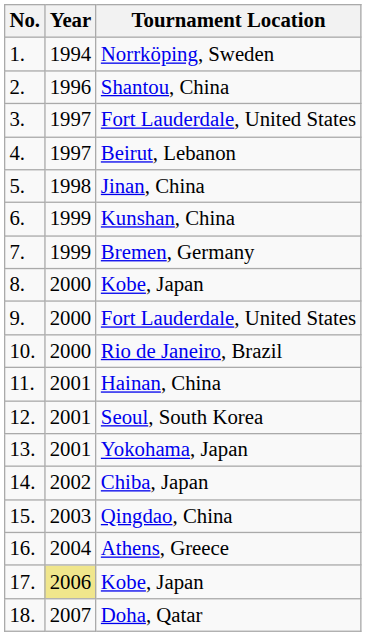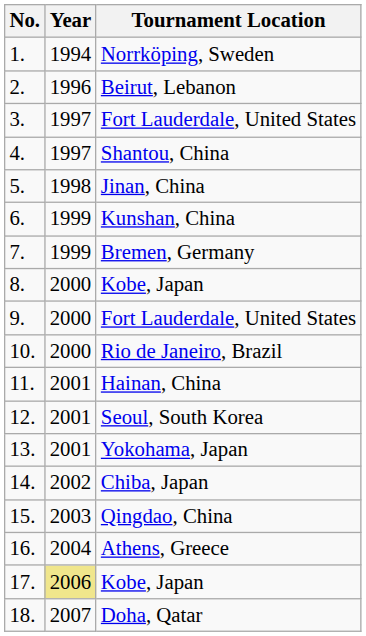(165, 86) Shantou, China -> (168, 86) Beirut, Lebanon
(168, 152) Beirut, Lebanon -> (165, 152) Shantou, China
